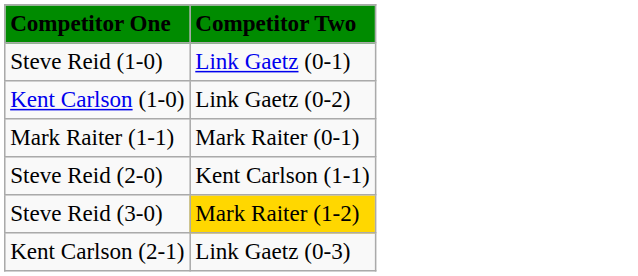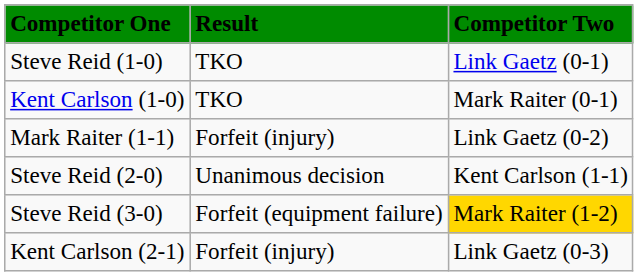+ column: (227, 23)
(273, 99) Link Gaetz (0-2) -> (536, 99) Mark Raiter (0-1)
(277, 138) Mark Raiter (0-1) -> (531, 138) Link Gaetz (0-2)
